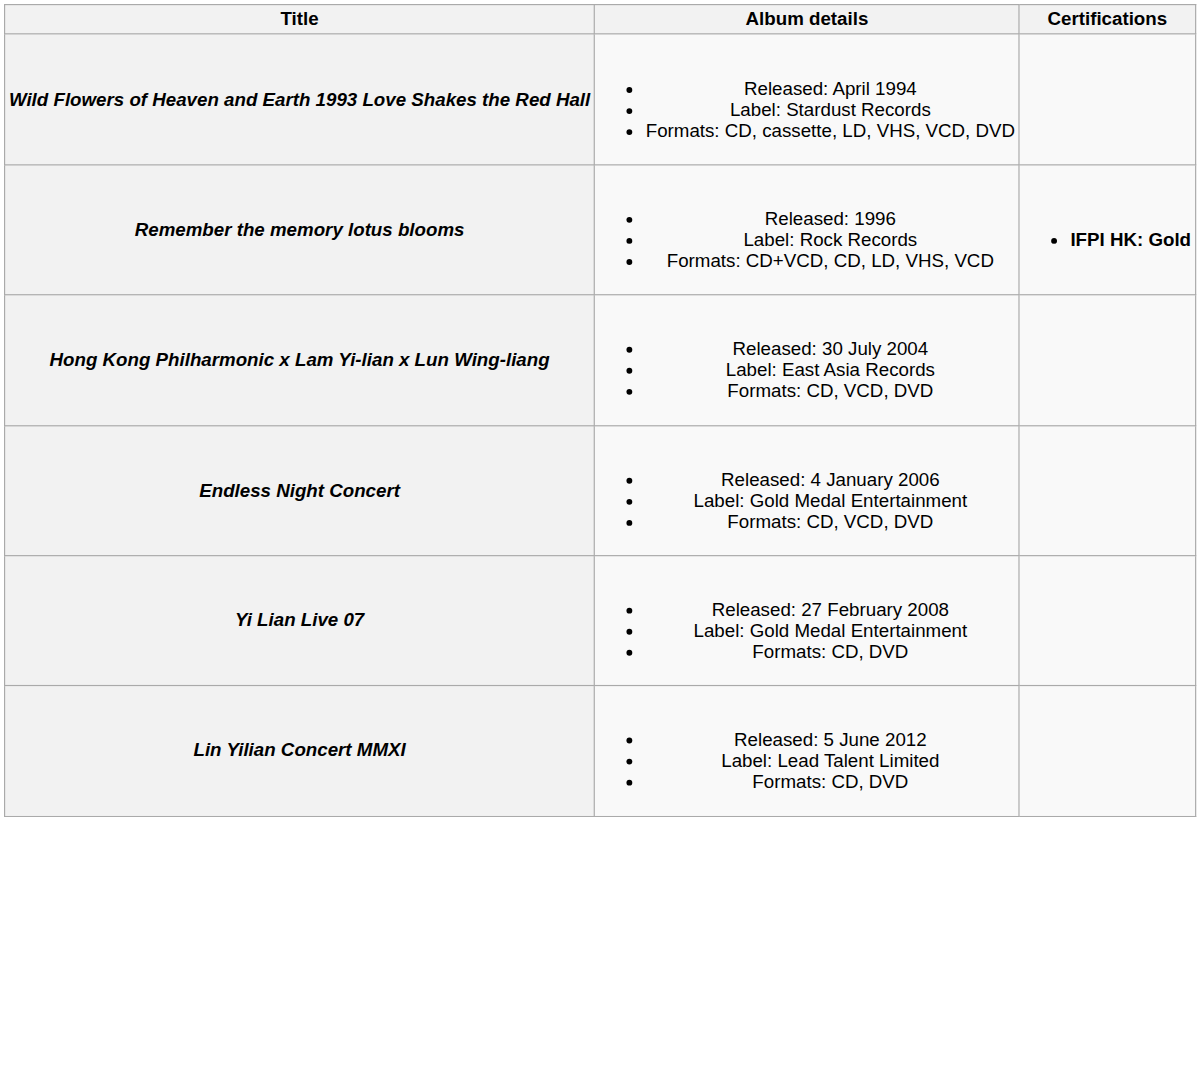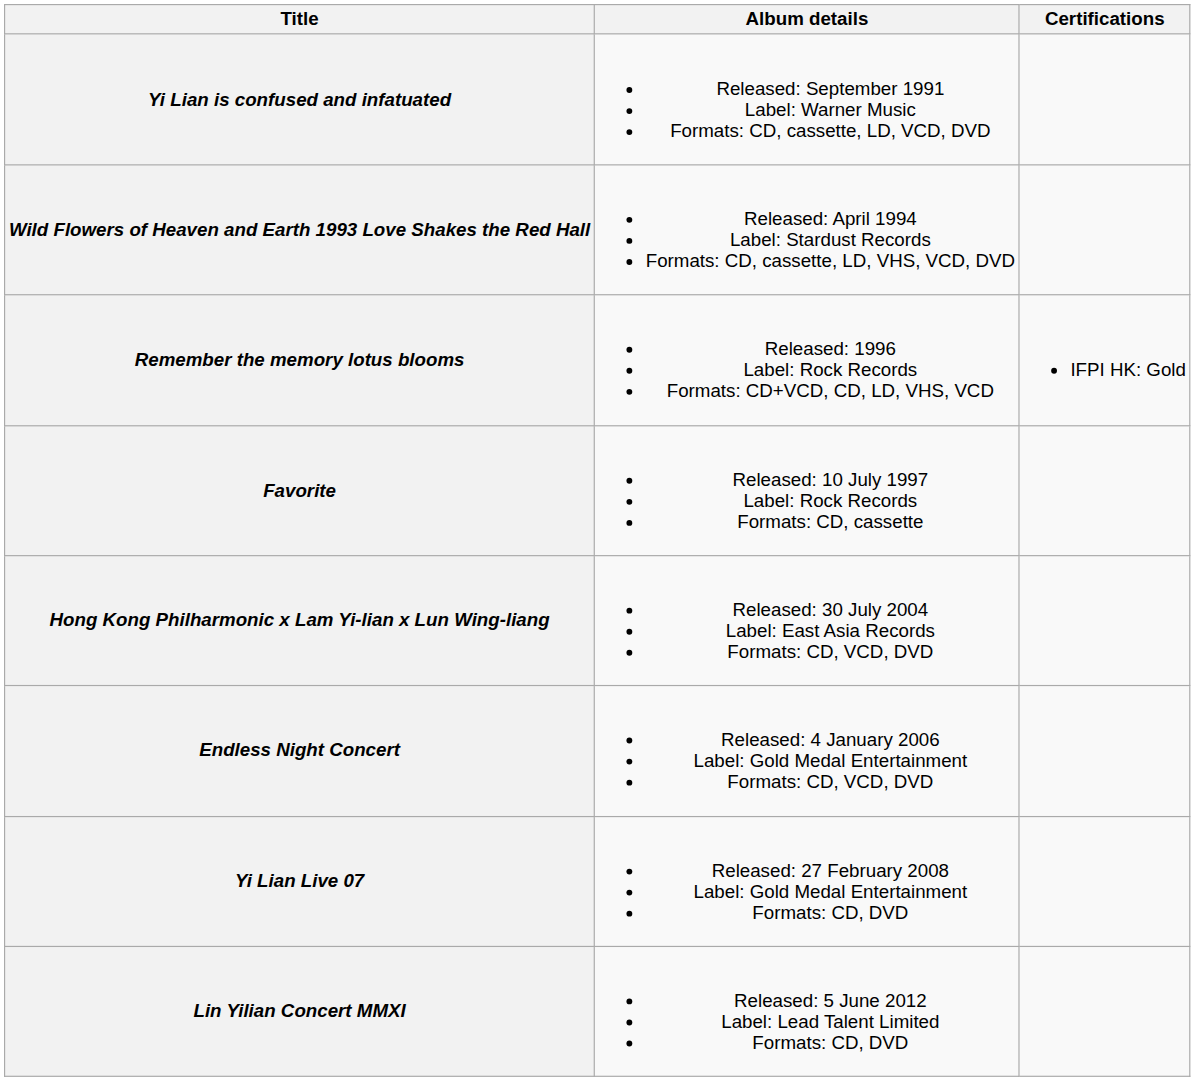+ row: (300, 99)
(1107, 240) bold -> (1105, 371) normal
+ row: (300, 490)
